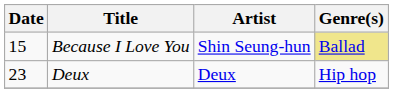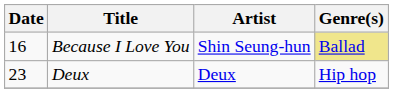(17, 46) 15 -> (17, 46) 16
